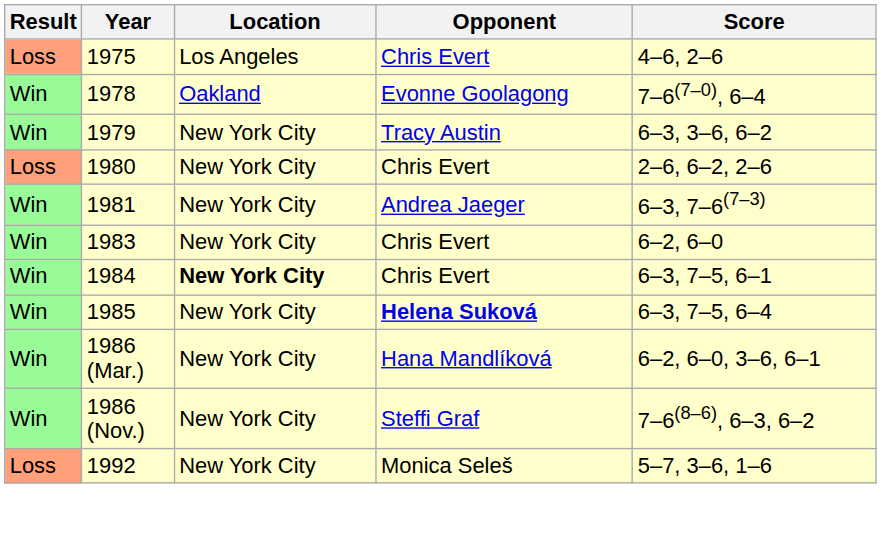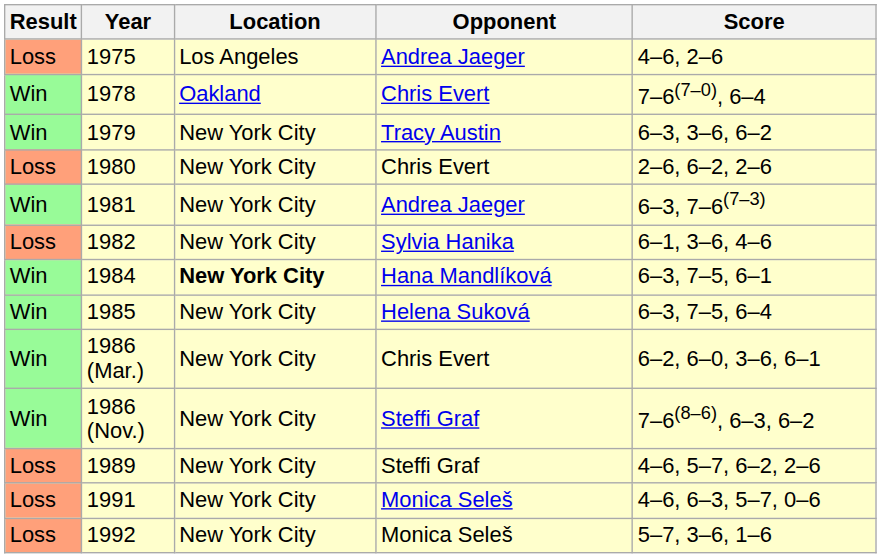(435, 56) Chris Evert -> (453, 56) Andrea Jaeger
(475, 94) Evonne Goolagong -> (435, 94) Chris Evert
+ row: (111, 242)
- row: (111, 242)
(435, 277) Chris Evert -> (466, 277) Hana Mandlíková
(459, 311) bold -> (455, 311) normal
(466, 358) Hana Mandlíková -> (435, 358) Chris Evert
+ row: (111, 465)
+ row: (111, 500)
